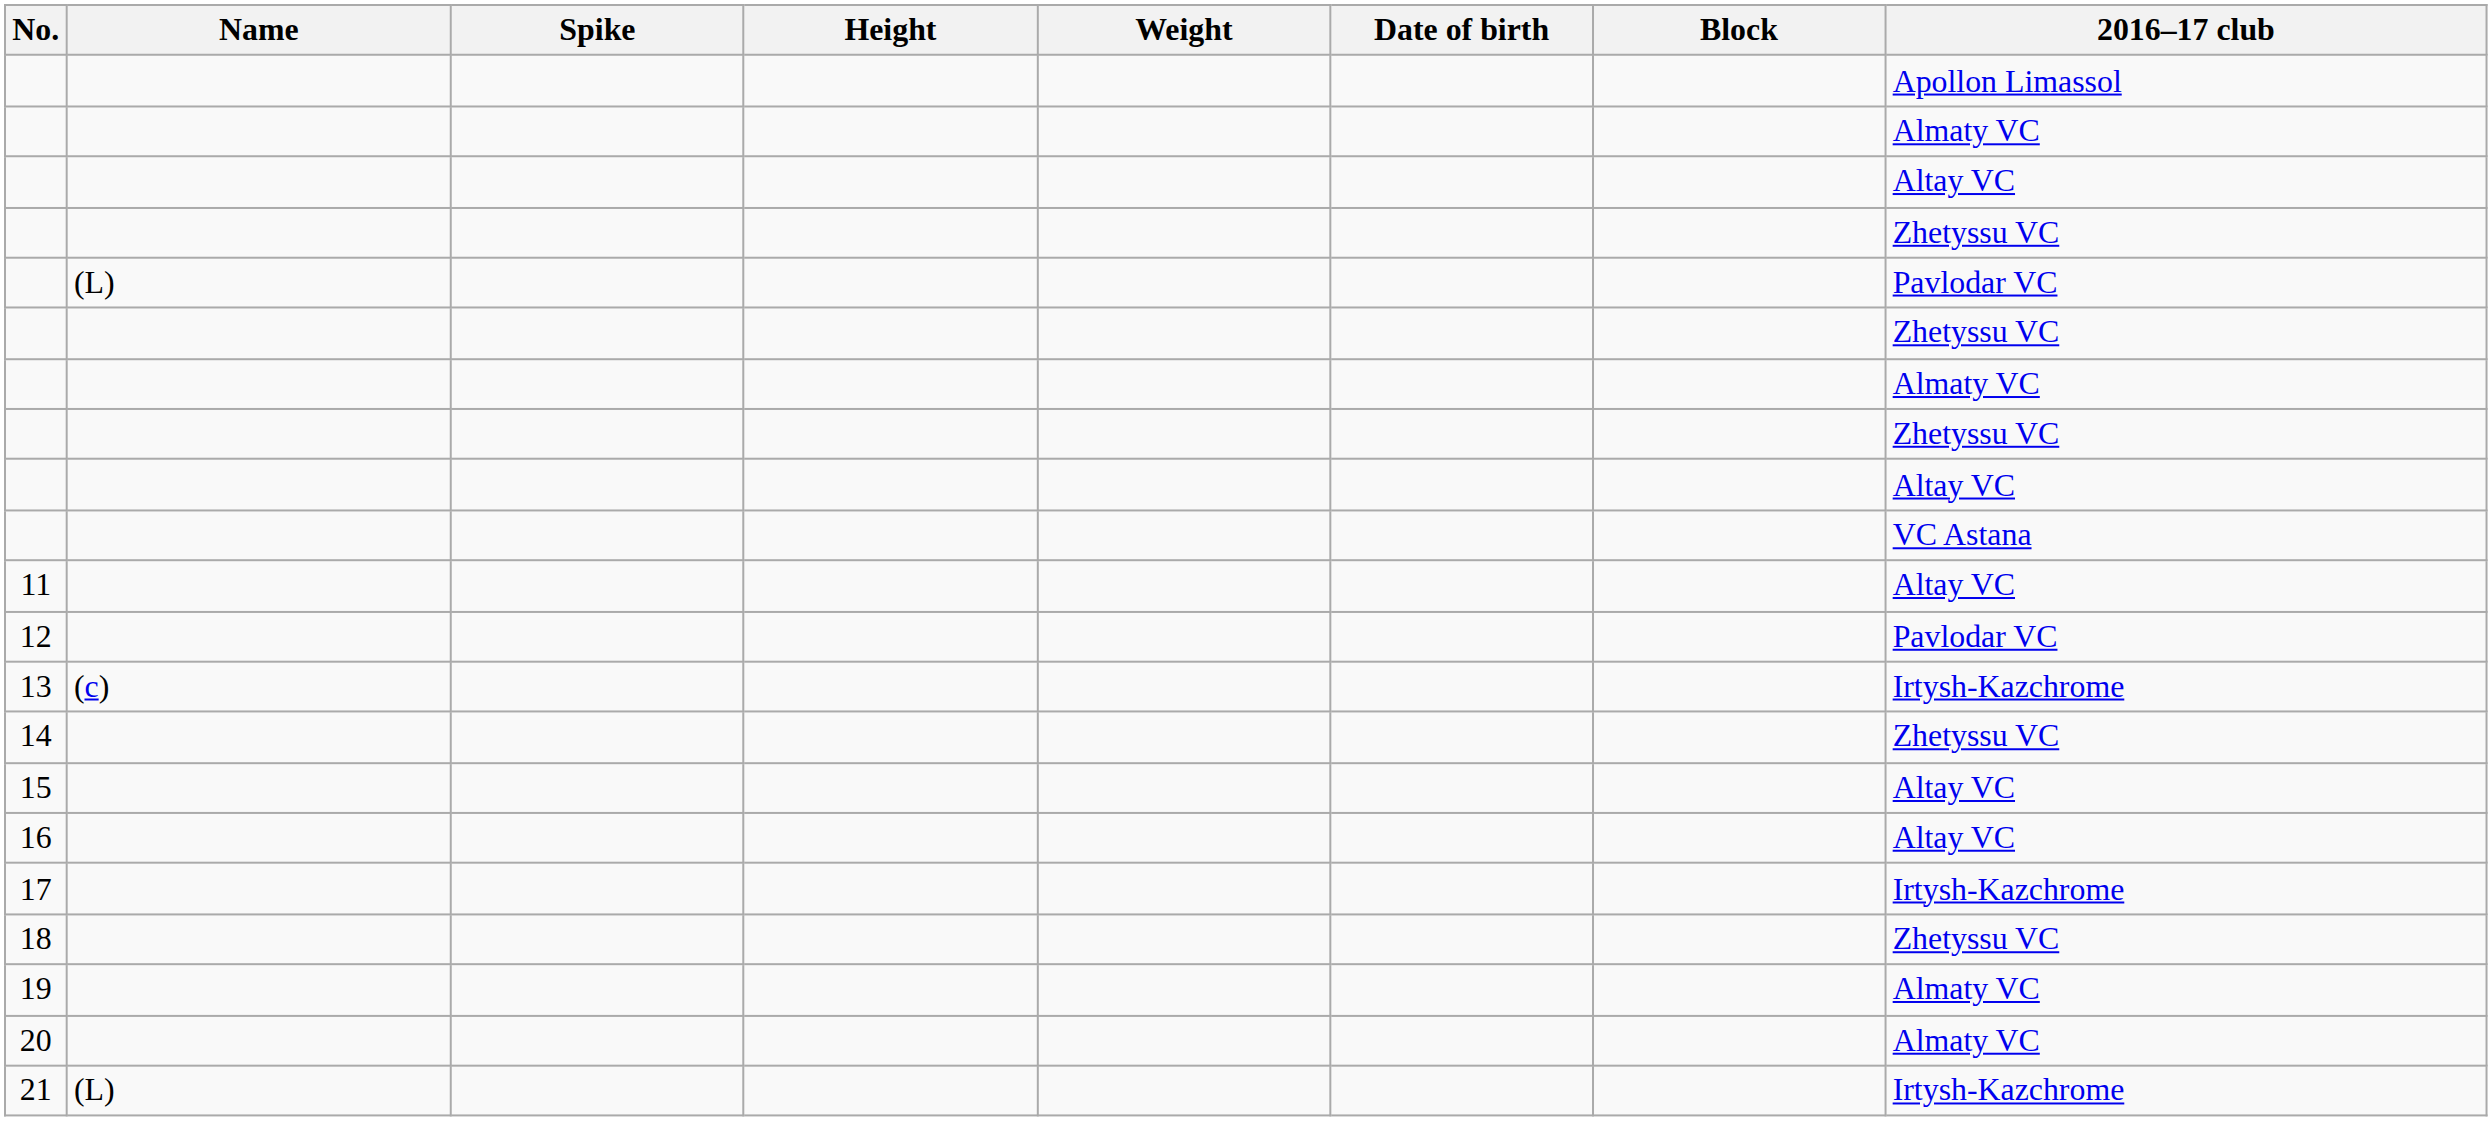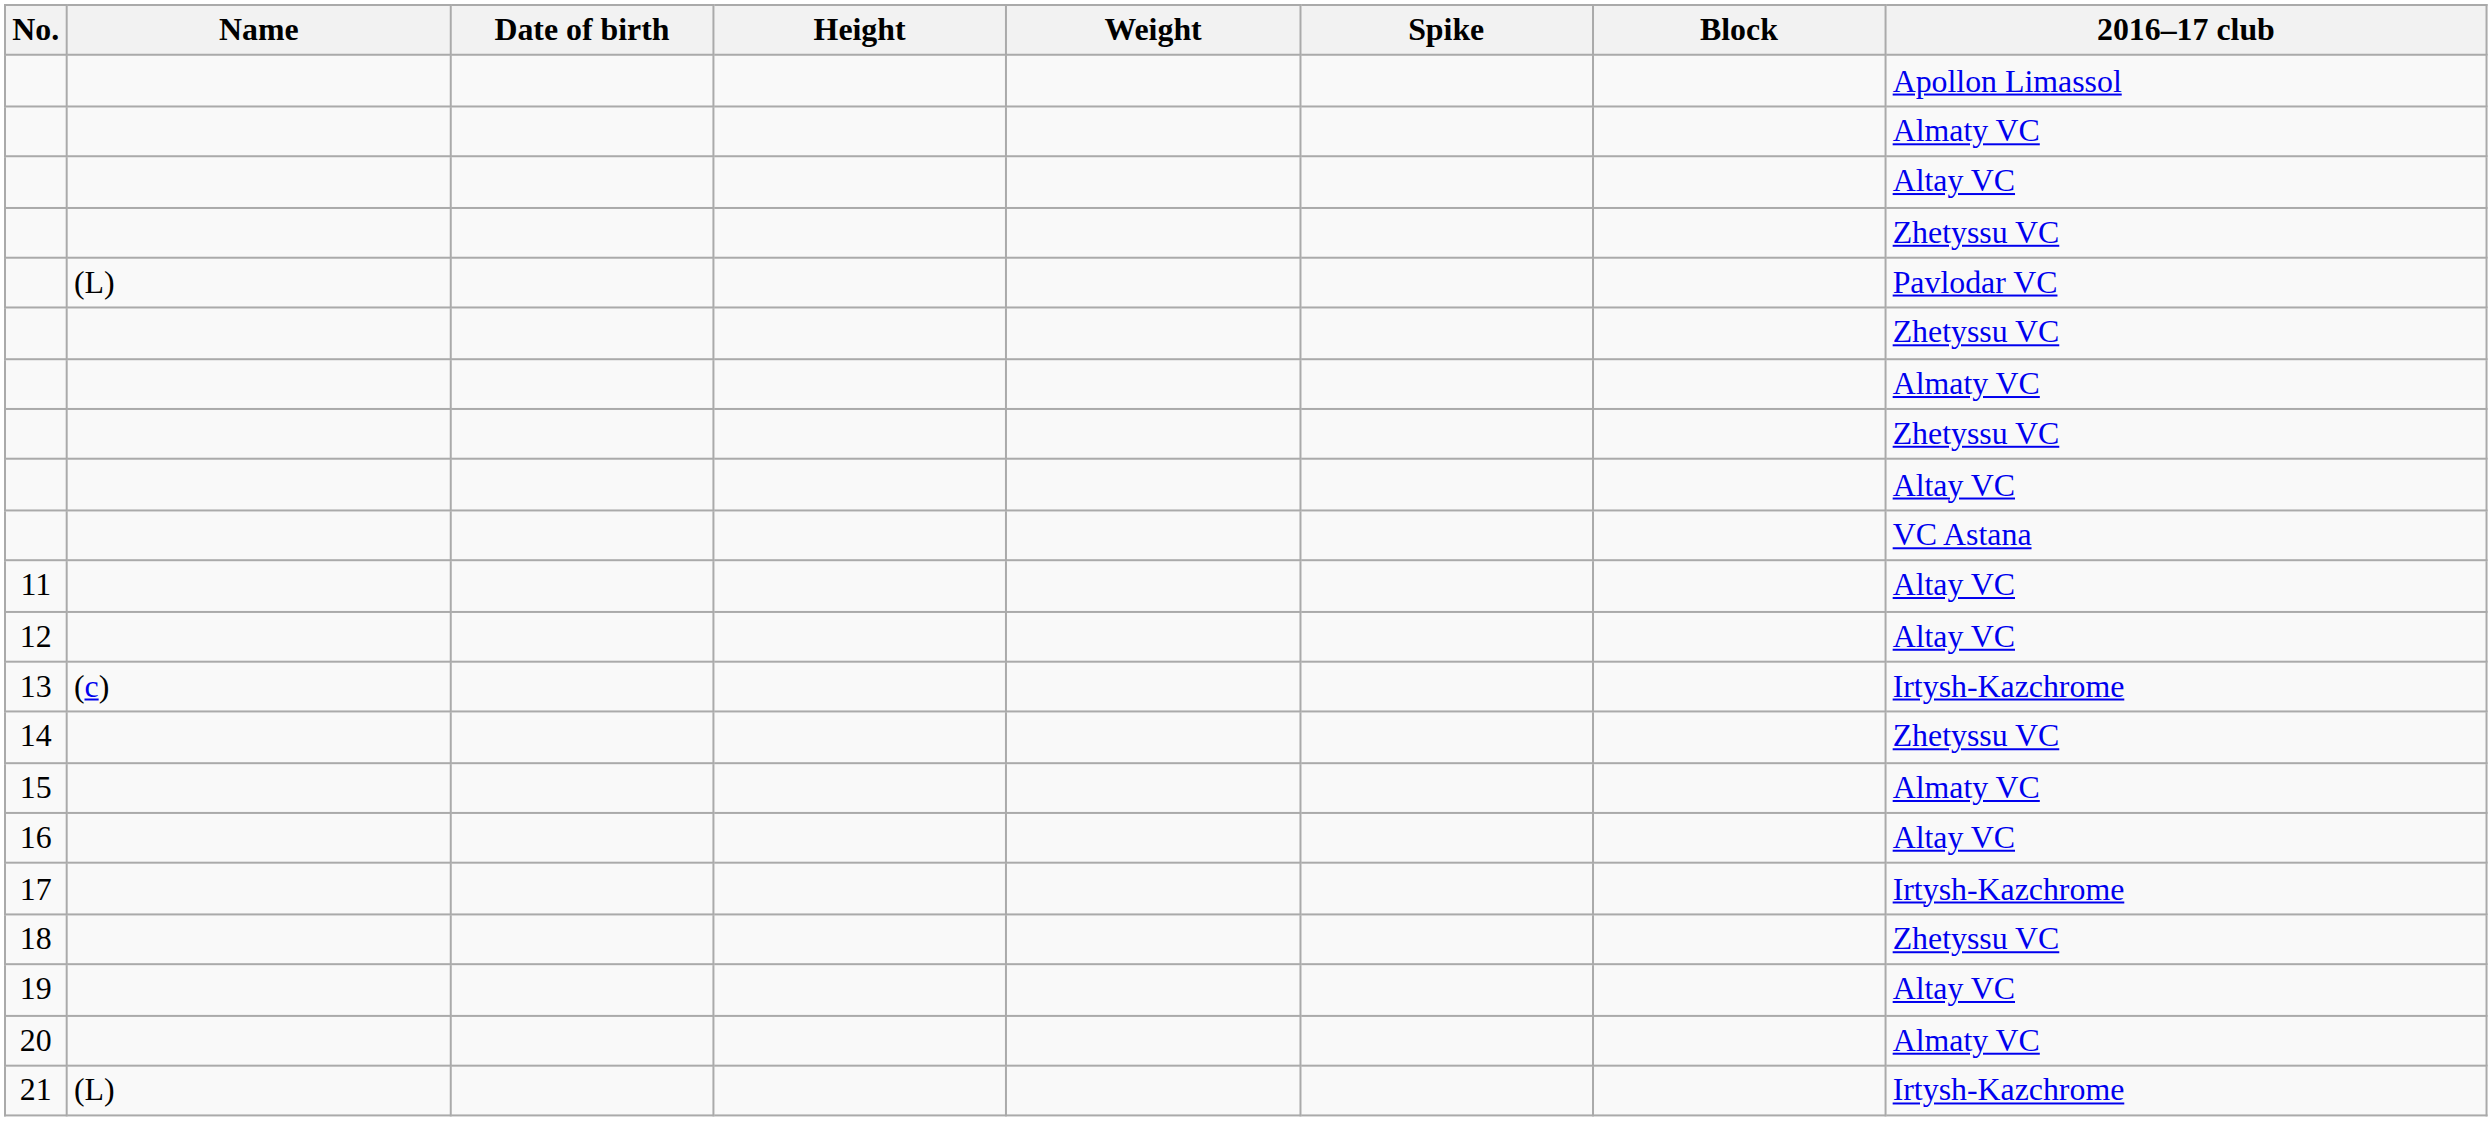columns swapped: (1462, 29) <-> (597, 29)
(1975, 635) Pavlodar VC -> (1954, 635) Altay VC
(1954, 787) Altay VC -> (1966, 787) Almaty VC
(1966, 989) Almaty VC -> (1954, 989) Altay VC
